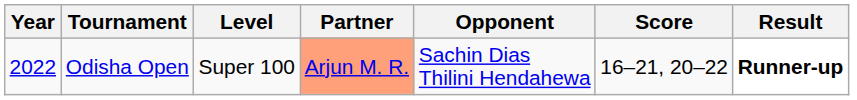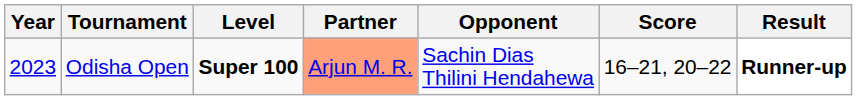(33, 66) 2022 -> (33, 66) 2023
(247, 66) normal -> (248, 66) bold
